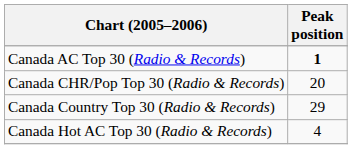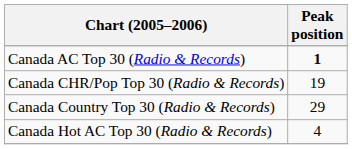(317, 82) 20 -> (317, 82) 19
